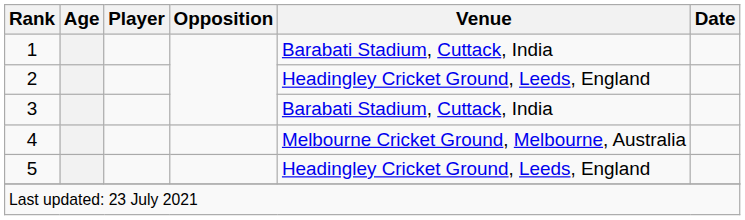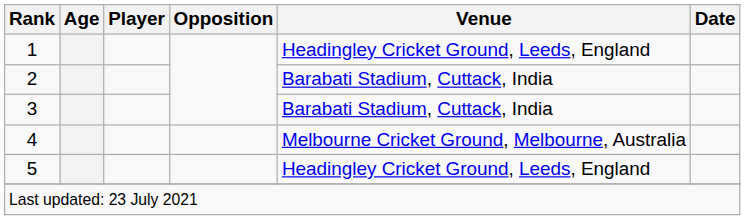(417, 49) Barabati Stadium, Cuttack, India -> (466, 49) Headingley Cricket Ground, Leeds, England
(466, 79) Headingley Cricket Ground, Leeds, England -> (417, 79) Barabati Stadium, Cuttack, India
